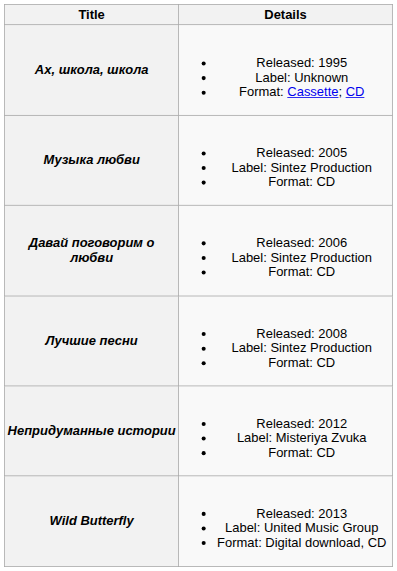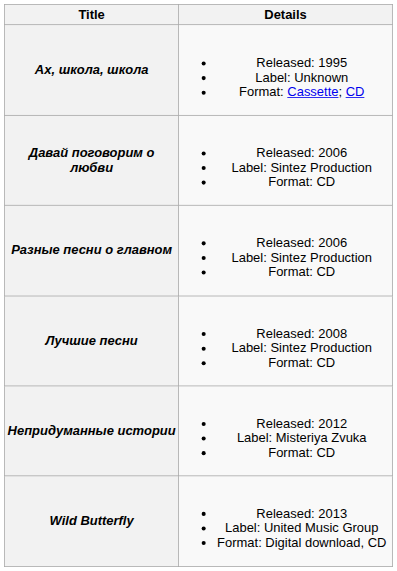- row: (92, 160)
+ row: (92, 250)
